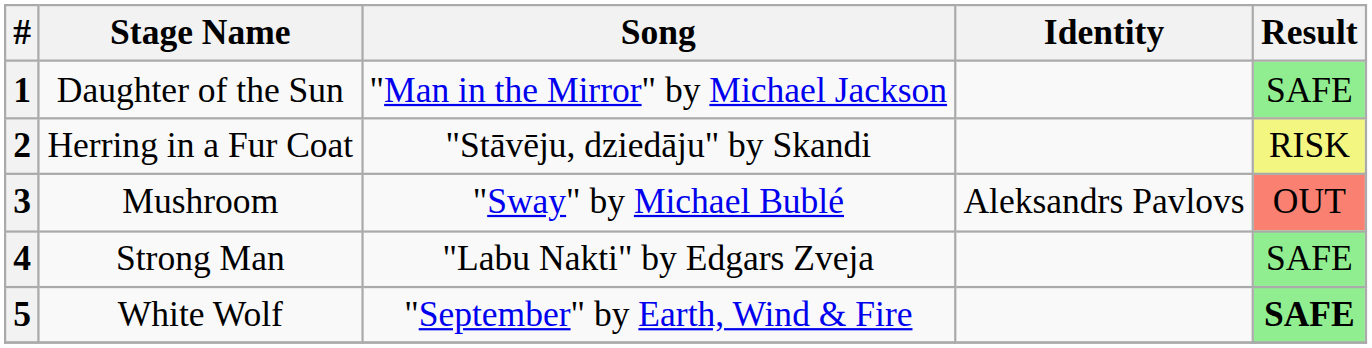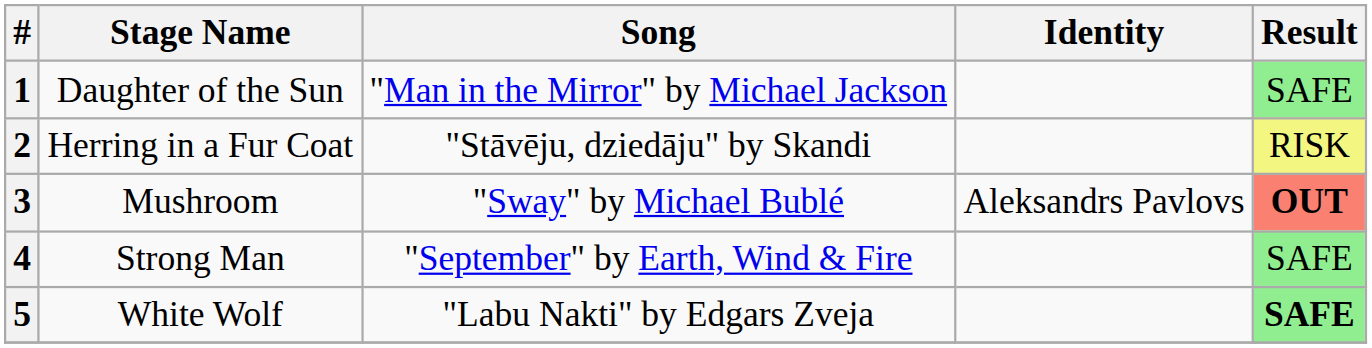(1309, 201) normal -> (1309, 201) bold
(658, 257) "Labu Nakti" by Edgars Zveja -> (658, 257) "September" by Earth, Wind & Fire
(658, 314) "September" by Earth, Wind & Fire -> (658, 314) "Labu Nakti" by Edgars Zveja
